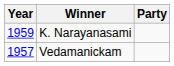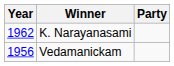(20, 33) 1959 -> (20, 33) 1962
(20, 52) 1957 -> (20, 52) 1956
